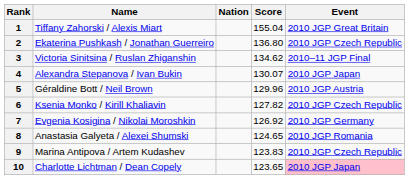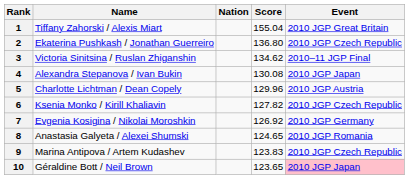(268, 74) 130.07 -> (268, 74) 130.08
(94, 89) Géraldine Bott / Neil Brown -> (108, 89) Charlotte Lichtman / Dean Copely
(108, 167) Charlotte Lichtman / Dean Copely -> (94, 167) Géraldine Bott / Neil Brown
